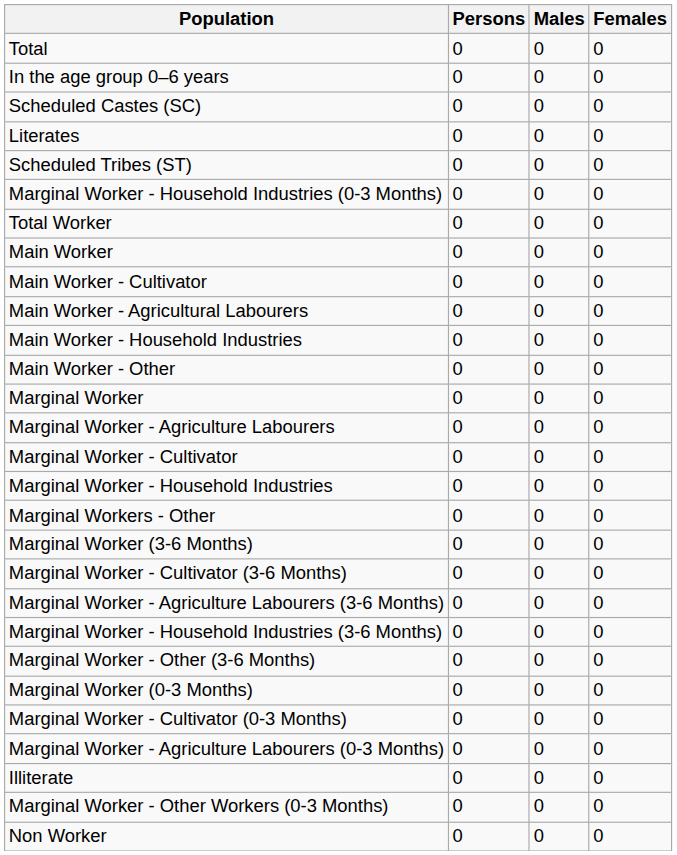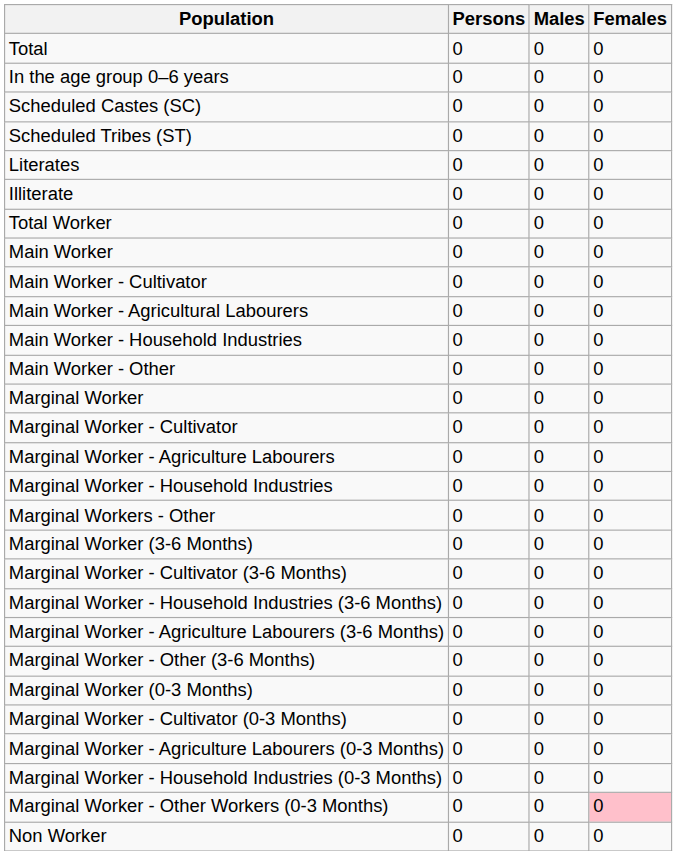rows swapped: (100, 164) <-> (44, 135)
rows swapped: (41, 777) <-> (225, 194)
rows swapped: (123, 456) <-> (172, 427)
rows swapped: (226, 602) <-> (225, 631)
(598, 806) no background -> (598, 806) pink background
